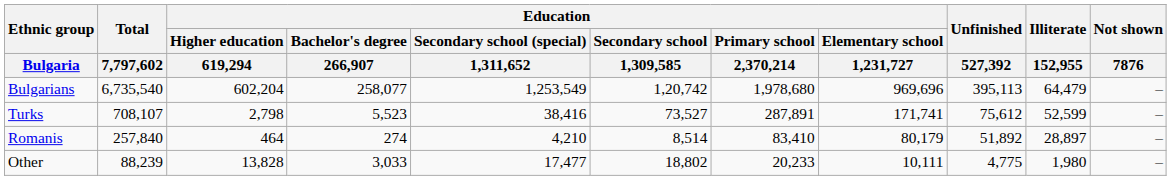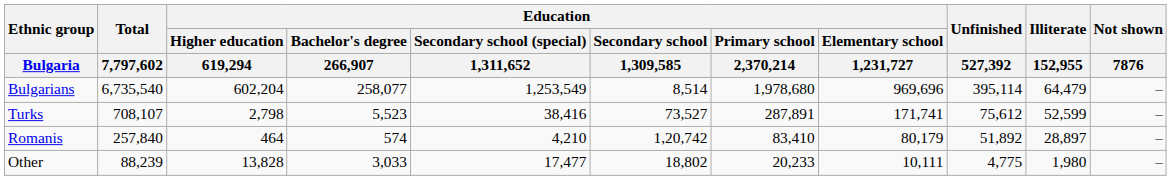(680, 89) 1,20,742 -> (690, 89) 8,514
(997, 89) 395,113 -> (997, 89) 395,114
(395, 138) 274 -> (395, 138) 574
(690, 138) 8,514 -> (680, 138) 1,20,742
